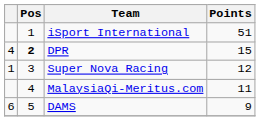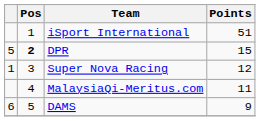(11, 51) 4 -> (11, 51) 5
